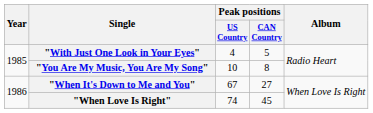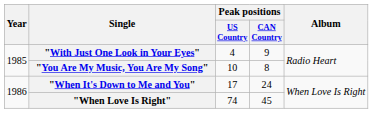(267, 52) 5 -> (267, 52) 9
(232, 84) 67 -> (232, 84) 17
(267, 84) 27 -> (267, 84) 24
